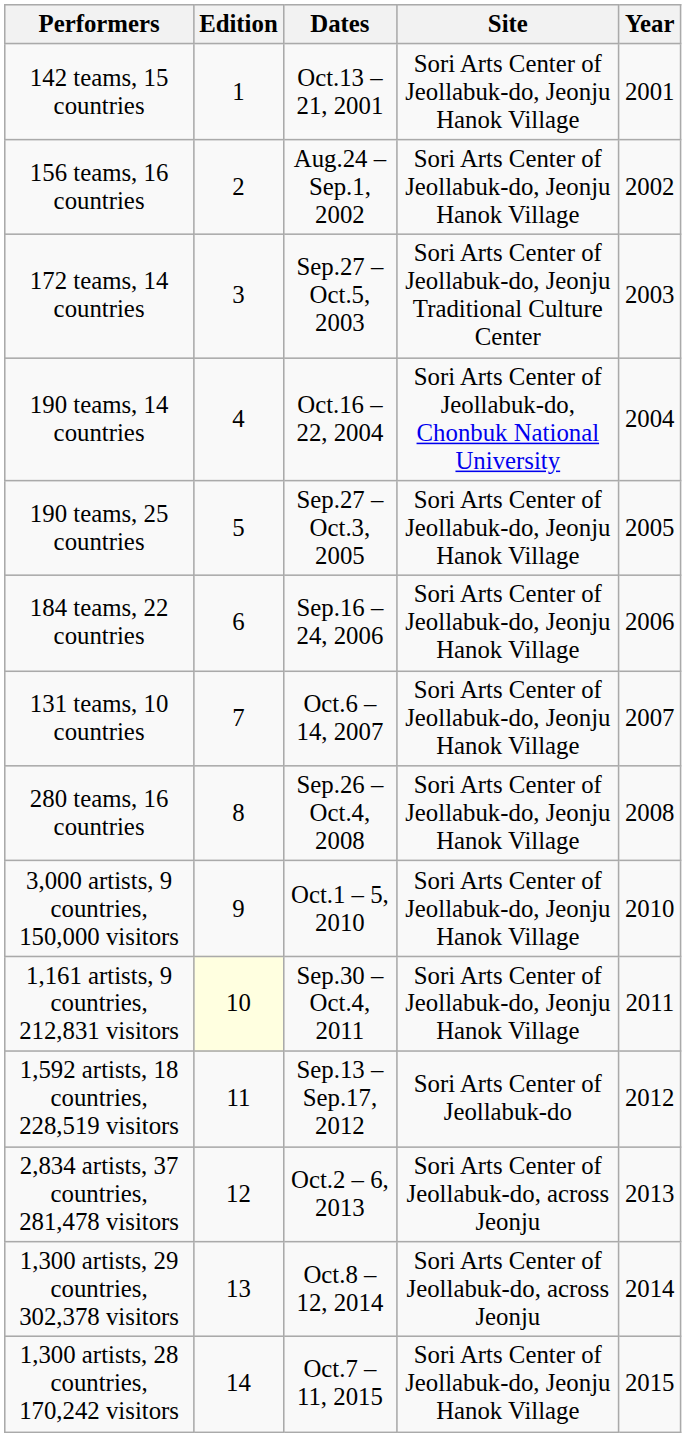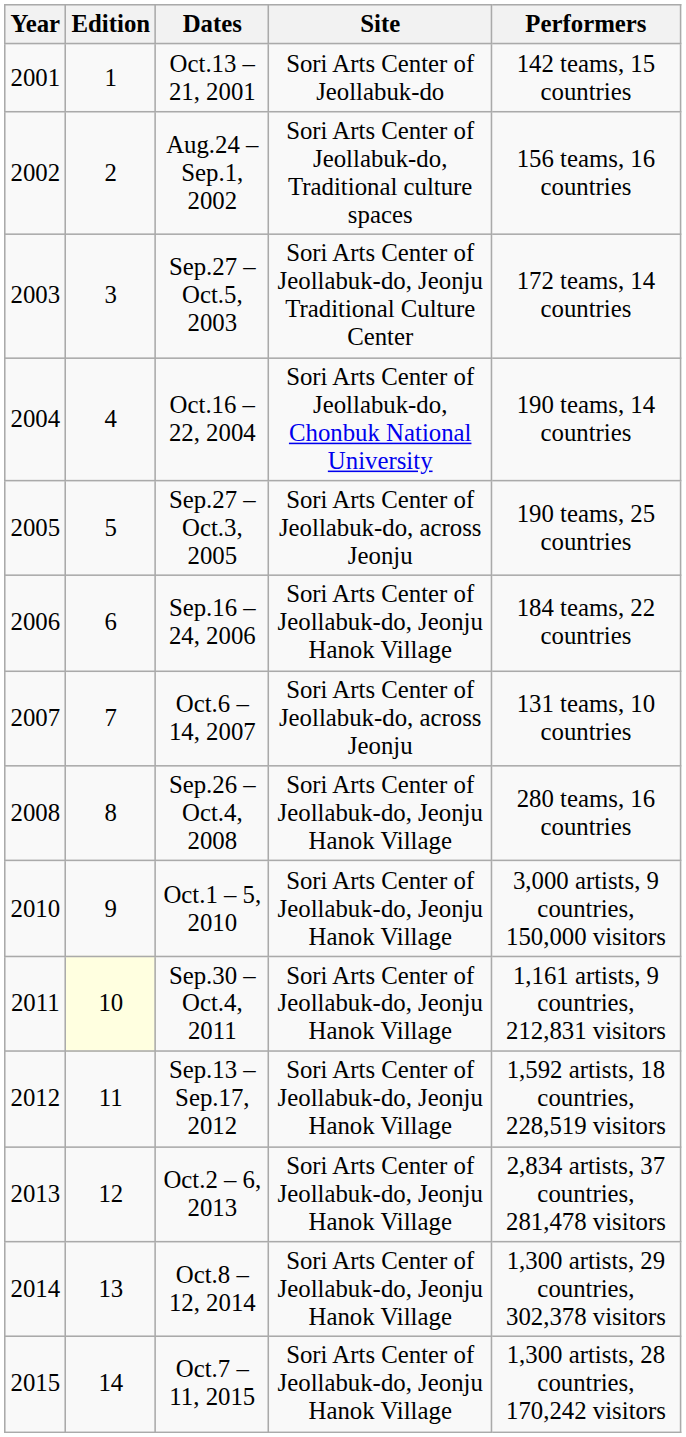columns swapped: (650, 24) <-> (99, 24)
(508, 91) Sori Arts Center of Jeollabuk-do, Jeonju Hanok Village -> (380, 77) Sori Arts Center of Jeollabuk-do
(508, 186) Sori Arts Center of Jeollabuk-do, Jeonju Hanok Village -> (380, 172) Sori Arts Center of Jeollabuk-do, Traditional culture spaces
(508, 527) Sori Arts Center of Jeollabuk-do, Jeonju Hanok Village -> (380, 527) Sori Arts Center of Jeollabuk-do, across Jeonju
(508, 717) Sori Arts Center of Jeollabuk-do, Jeonju Hanok Village -> (380, 717) Sori Arts Center of Jeollabuk-do, across Jeonju
(508, 1098) Sori Arts Center of Jeollabuk-do -> (380, 1098) Sori Arts Center of Jeollabuk-do, Jeonju Hanok Village
(508, 1193) Sori Arts Center of Jeollabuk-do, across Jeonju -> (380, 1193) Sori Arts Center of Jeollabuk-do, Jeonju Hanok Village
(508, 1288) Sori Arts Center of Jeollabuk-do, across Jeonju -> (380, 1288) Sori Arts Center of Jeollabuk-do, Jeonju Hanok Village
